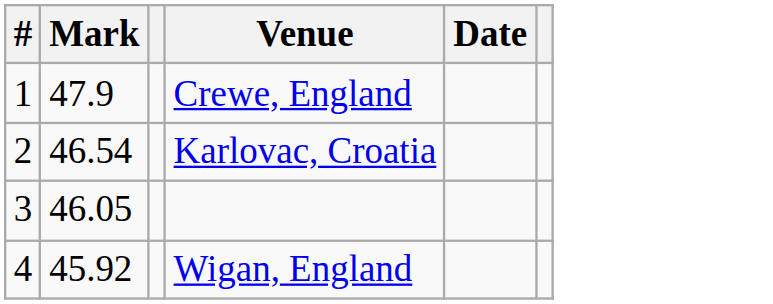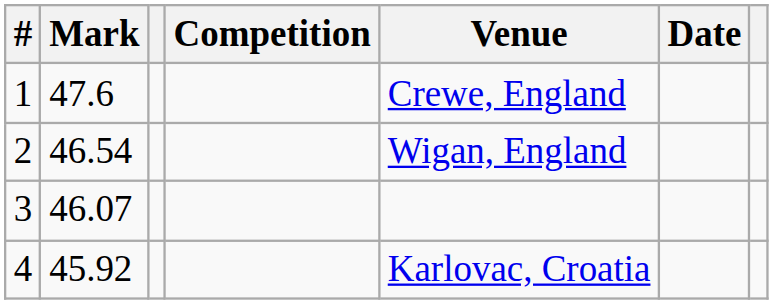+ column: (272, 33)
(82, 92) 47.9 -> (82, 92) 47.6
(305, 151) Karlovac, Croatia -> (507, 151) Wigan, England
(91, 209) 46.05 -> (91, 209) 46.07
(293, 268) Wigan, England -> (519, 268) Karlovac, Croatia
